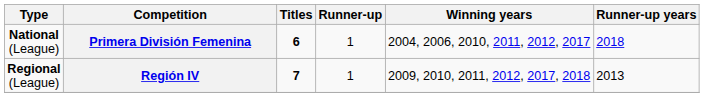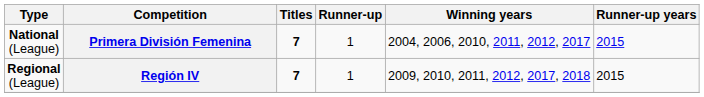(296, 42) 6 -> (296, 42) 7
(610, 42) 2018 -> (610, 42) 2015
(610, 76) 2013 -> (610, 76) 2015
